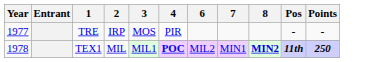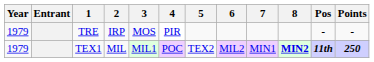+ column: (201, 13)
(18, 31) 1977 -> (18, 31) 1979
(18, 49) 1978 -> (18, 49) 1979
(173, 49) bold -> (172, 49) normal
